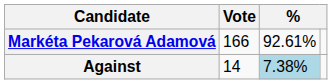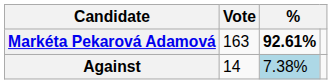(236, 41) 166 -> (236, 41) 163
(290, 41) normal -> (290, 41) bold
